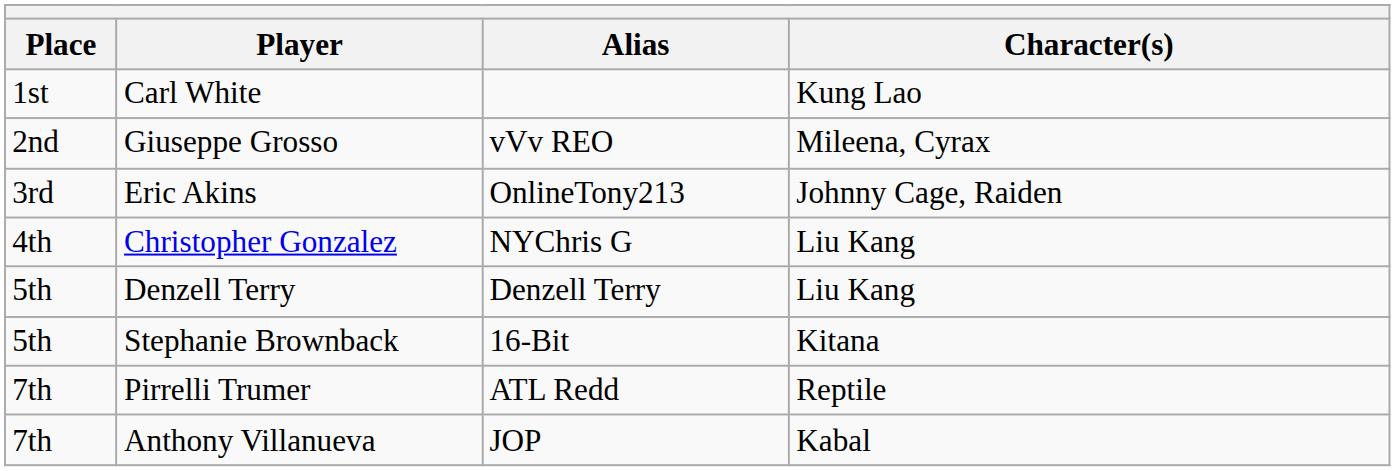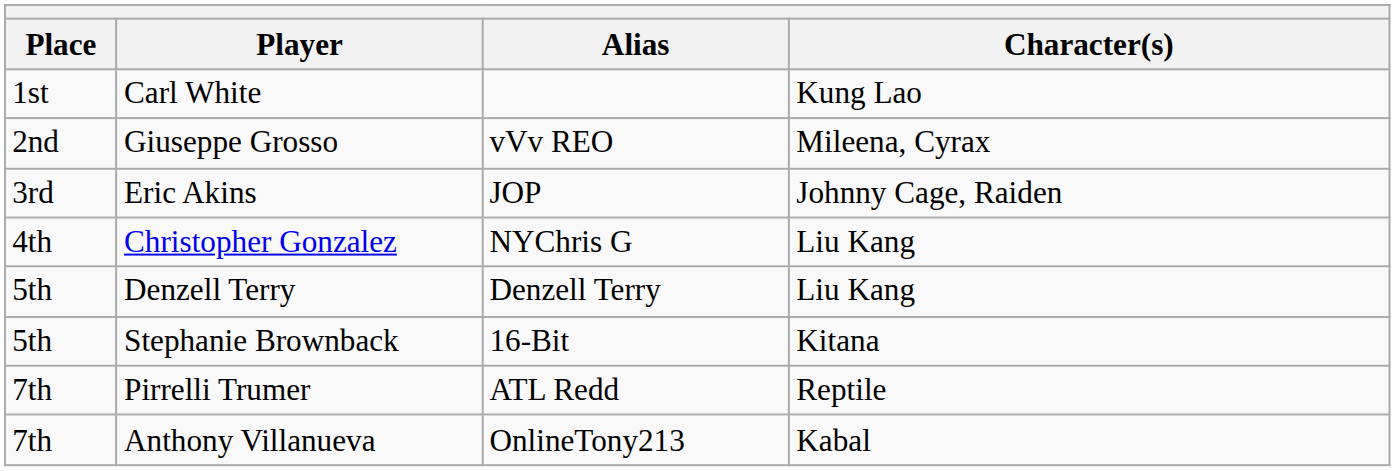(587, 192) OnlineTony213 -> (515, 192) JOP
(515, 439) JOP -> (587, 439) OnlineTony213
